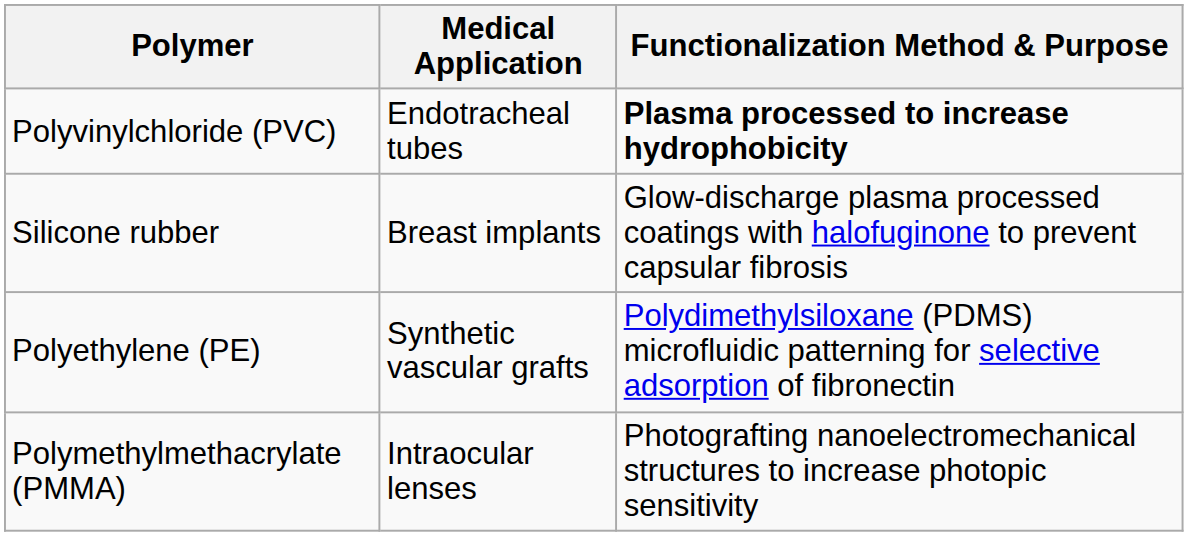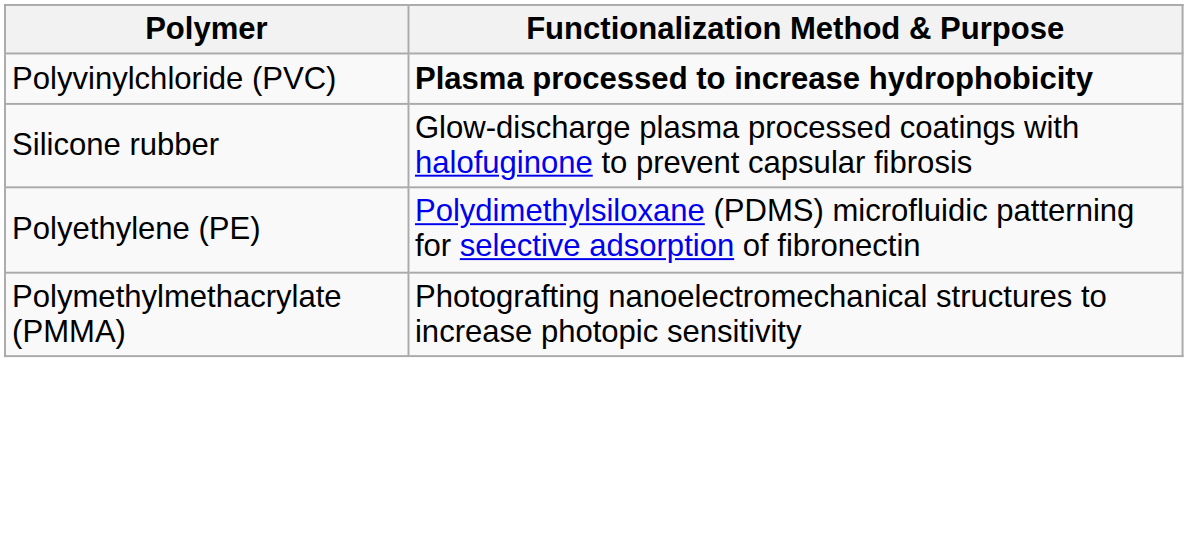- column: (498, 46)
